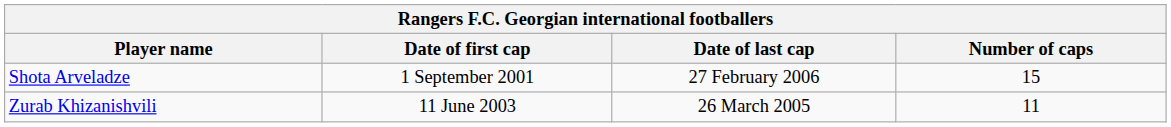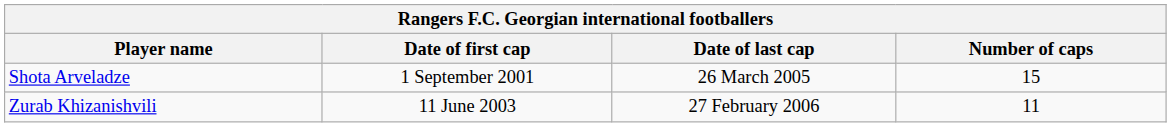(754, 77) 27 February 2006 -> (754, 77) 26 March 2005
(754, 106) 26 March 2005 -> (754, 106) 27 February 2006
